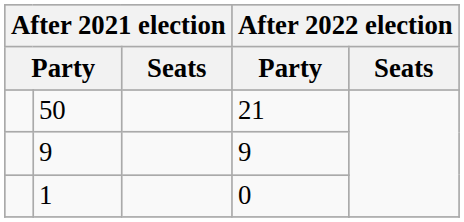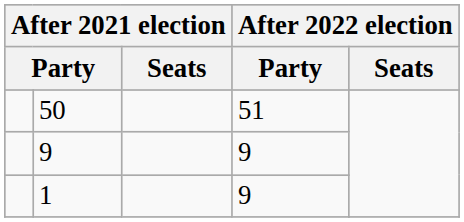(251, 110) 21 -> (251, 110) 51
(245, 195) 0 -> (245, 195) 9
